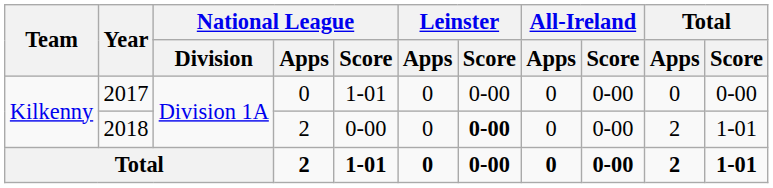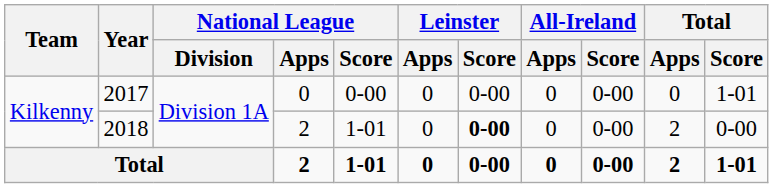(366, 93) 1-01 -> (366, 93) 0-00
(736, 93) 0-00 -> (736, 93) 1-01
(366, 128) 0-00 -> (366, 128) 1-01
(736, 128) 1-01 -> (736, 128) 0-00
